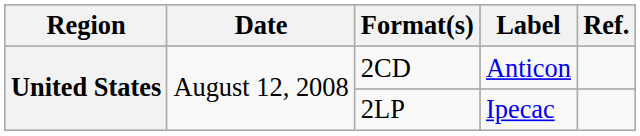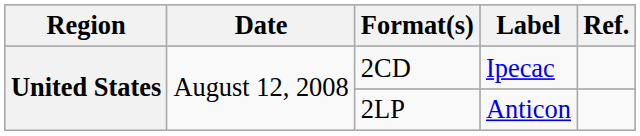(528, 67) Anticon -> (520, 67) Ipecac
(520, 109) Ipecac -> (528, 109) Anticon
